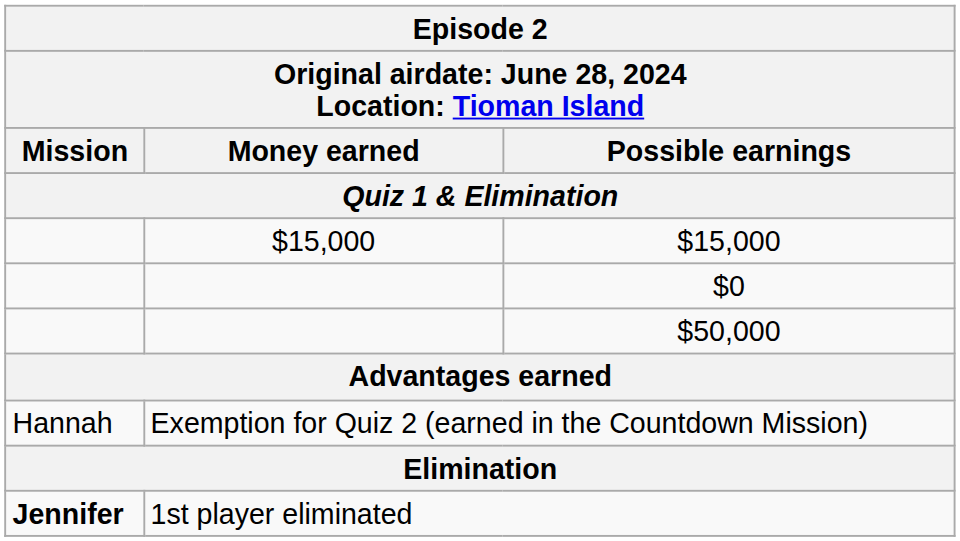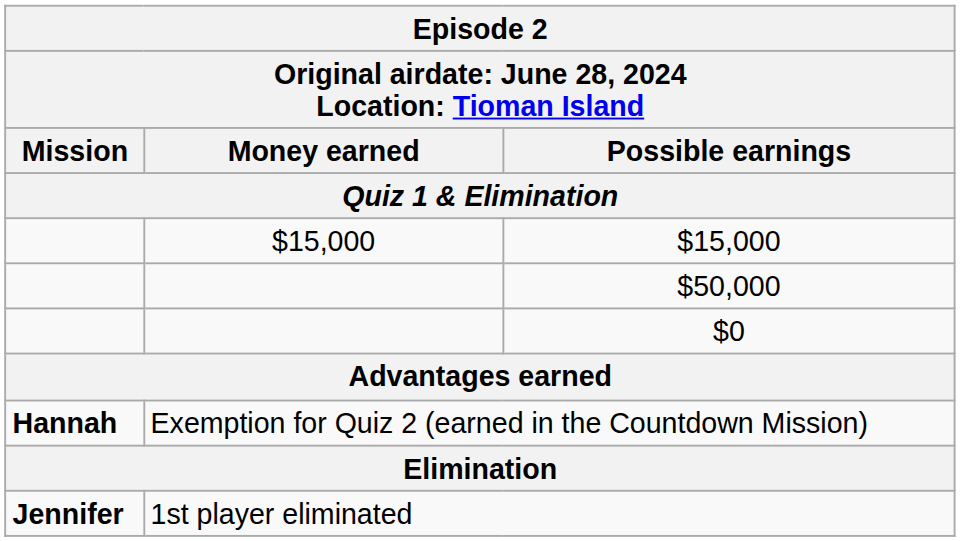rows swapped: (729, 287) <-> (729, 332)
(63, 422) normal -> (65, 422) bold
